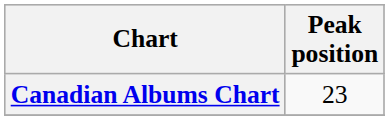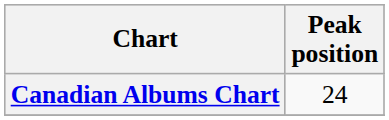(335, 94) 23 -> (335, 94) 24
